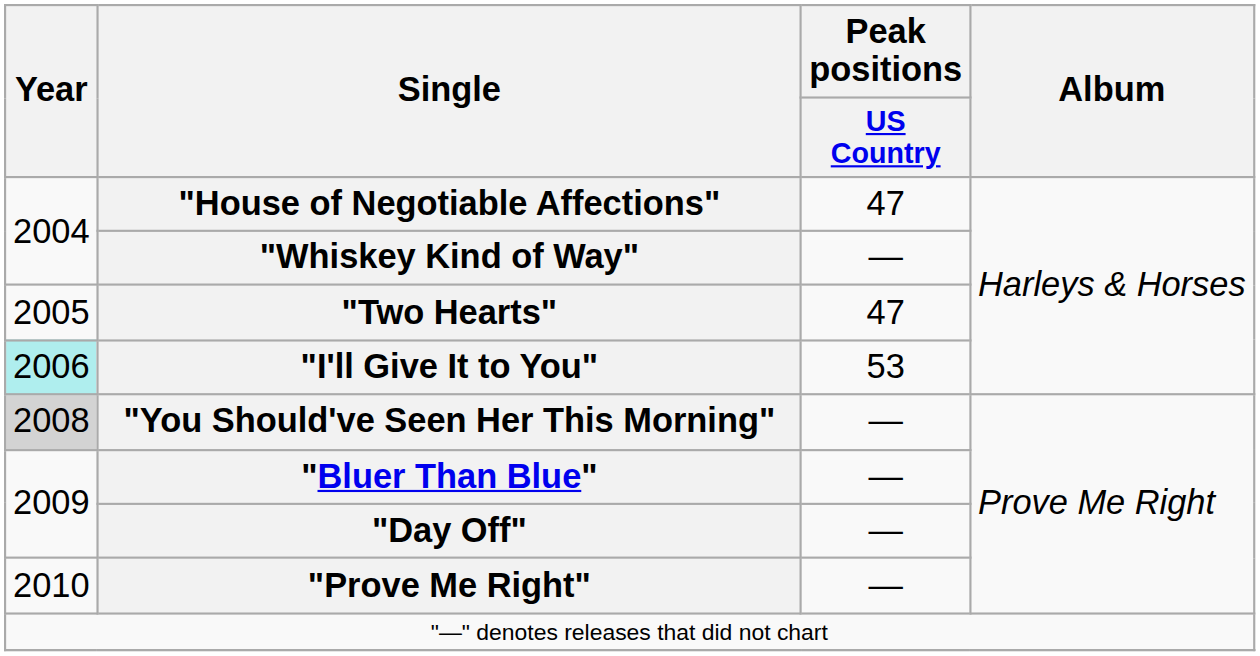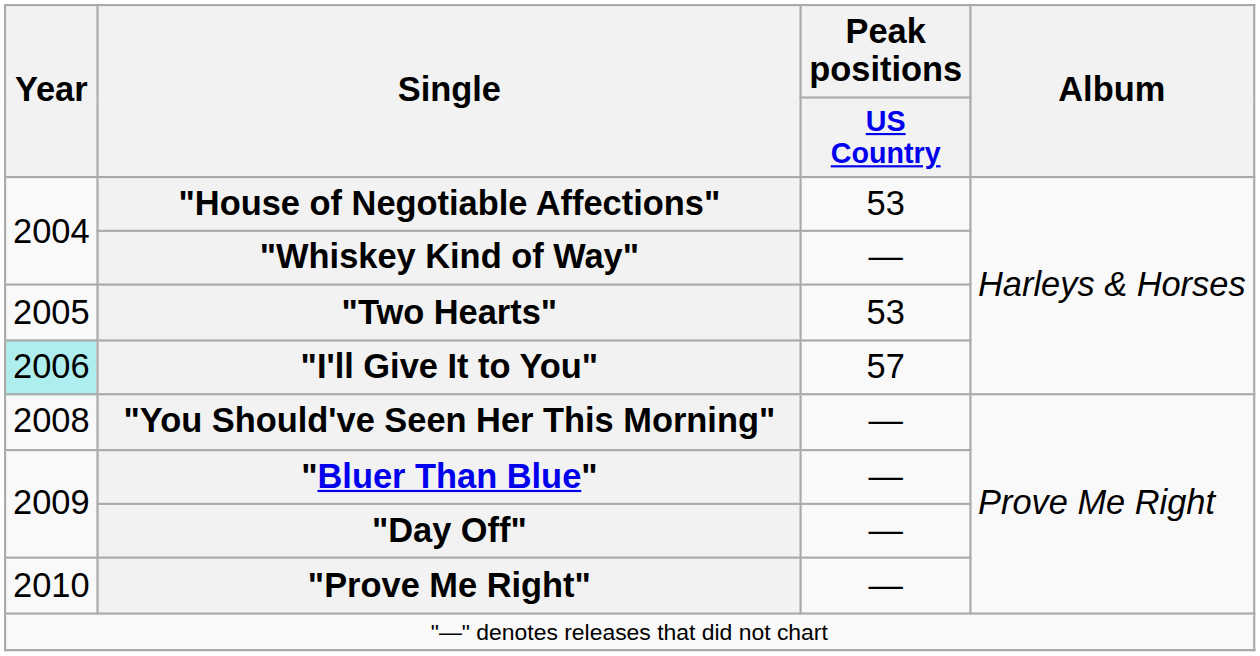(886, 203) 47 -> (886, 203) 53
(886, 312) 47 -> (886, 312) 53
(886, 366) 53 -> (886, 366) 57
(51, 421) lightgrey background -> (51, 421) no background
